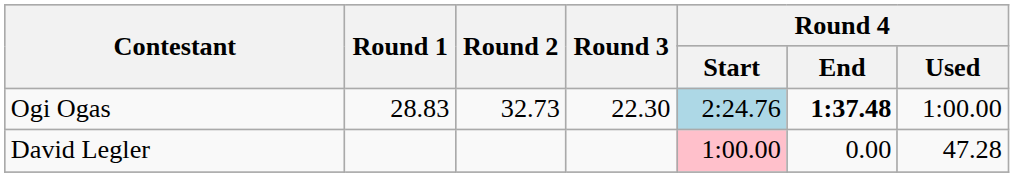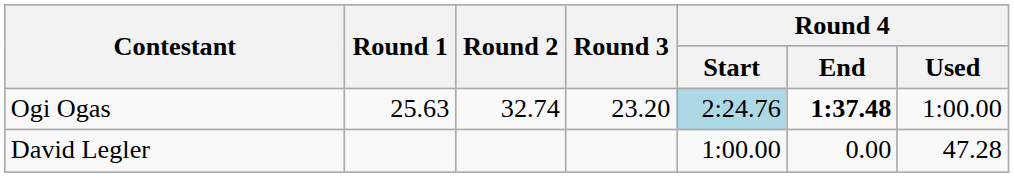(420, 108) 28.83 -> (420, 108) 25.63
(530, 108) 32.73 -> (530, 108) 32.74
(641, 108) 22.30 -> (641, 108) 23.20
(741, 150) pink background -> (741, 150) no background
